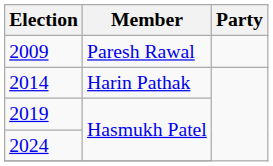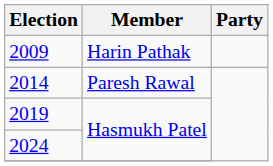(141, 51) Paresh Rawal -> (139, 51) Harin Pathak
(139, 82) Harin Pathak -> (141, 82) Paresh Rawal
